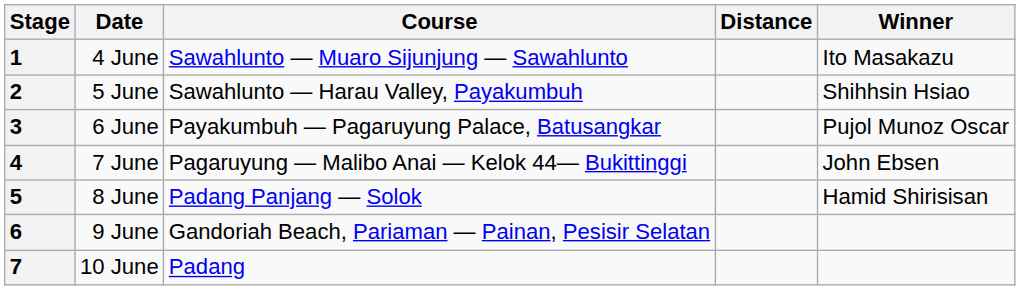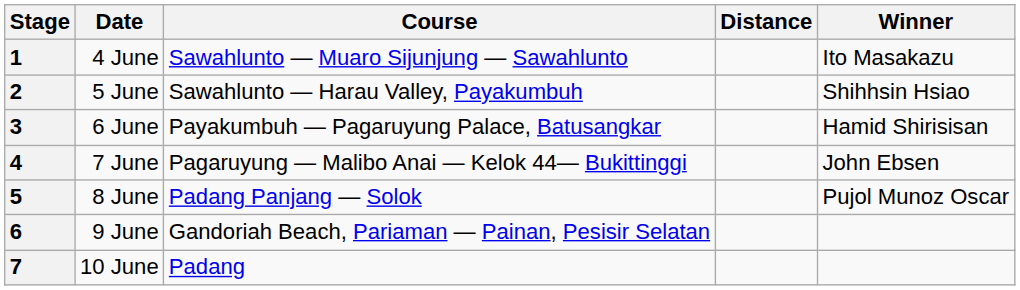(916, 127) Pujol Munoz Oscar -> (905, 127) Hamid Shirisisan
(905, 197) Hamid Shirisisan -> (916, 197) Pujol Munoz Oscar
